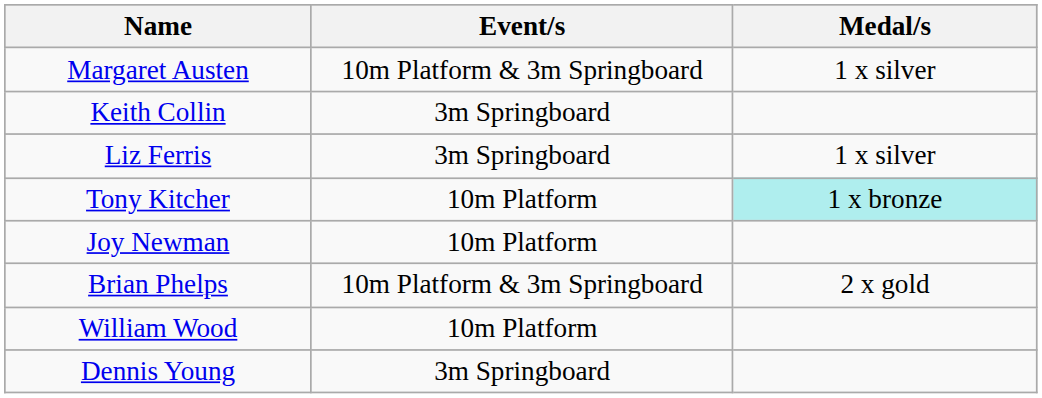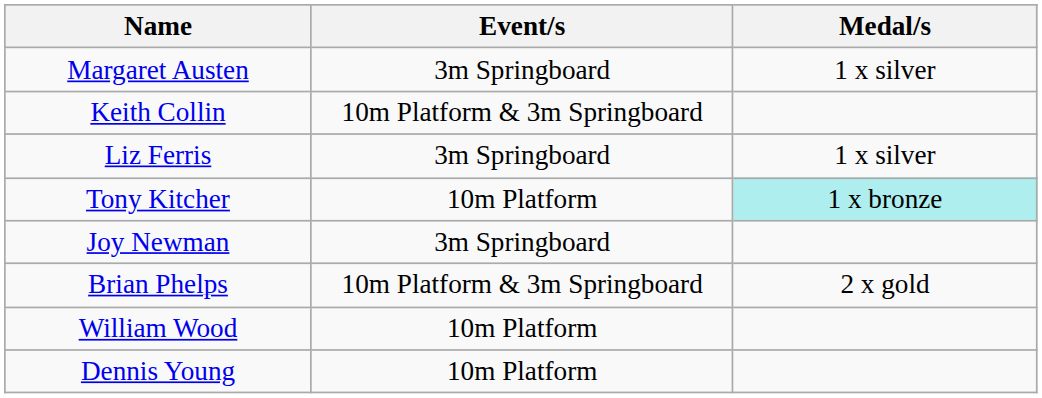(522, 69) 10m Platform & 3m Springboard -> (522, 69) 3m Springboard
(522, 112) 3m Springboard -> (522, 112) 10m Platform & 3m Springboard
(522, 241) 10m Platform -> (522, 241) 3m Springboard
(522, 371) 3m Springboard -> (522, 371) 10m Platform
